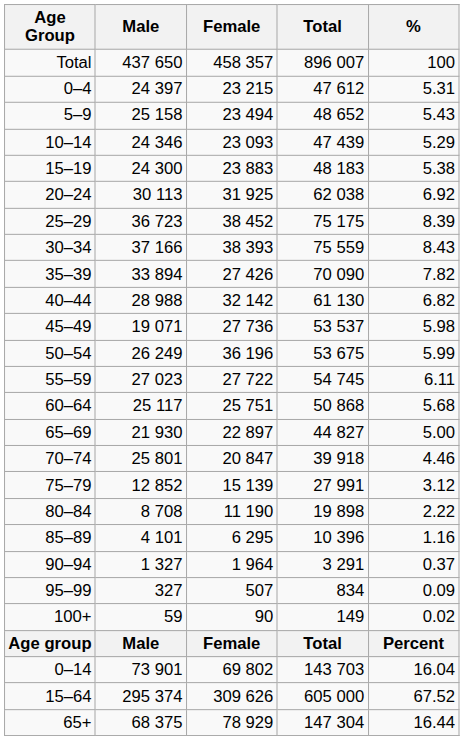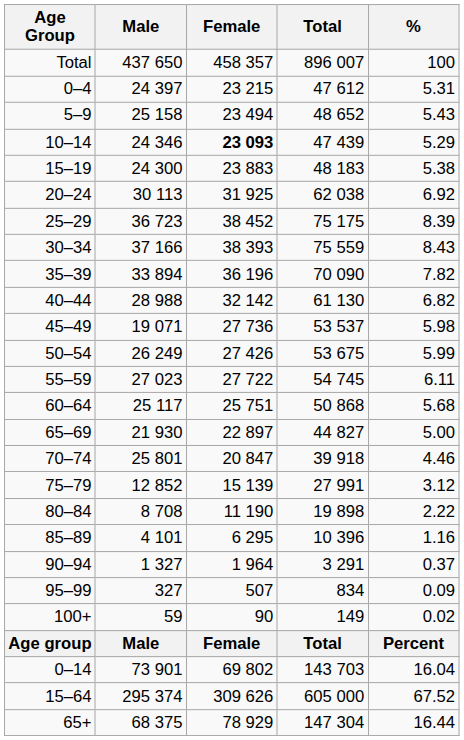(248, 141) normal -> (248, 141) bold
(248, 273) 27 426 -> (248, 273) 36 196
(248, 353) 36 196 -> (248, 353) 27 426
